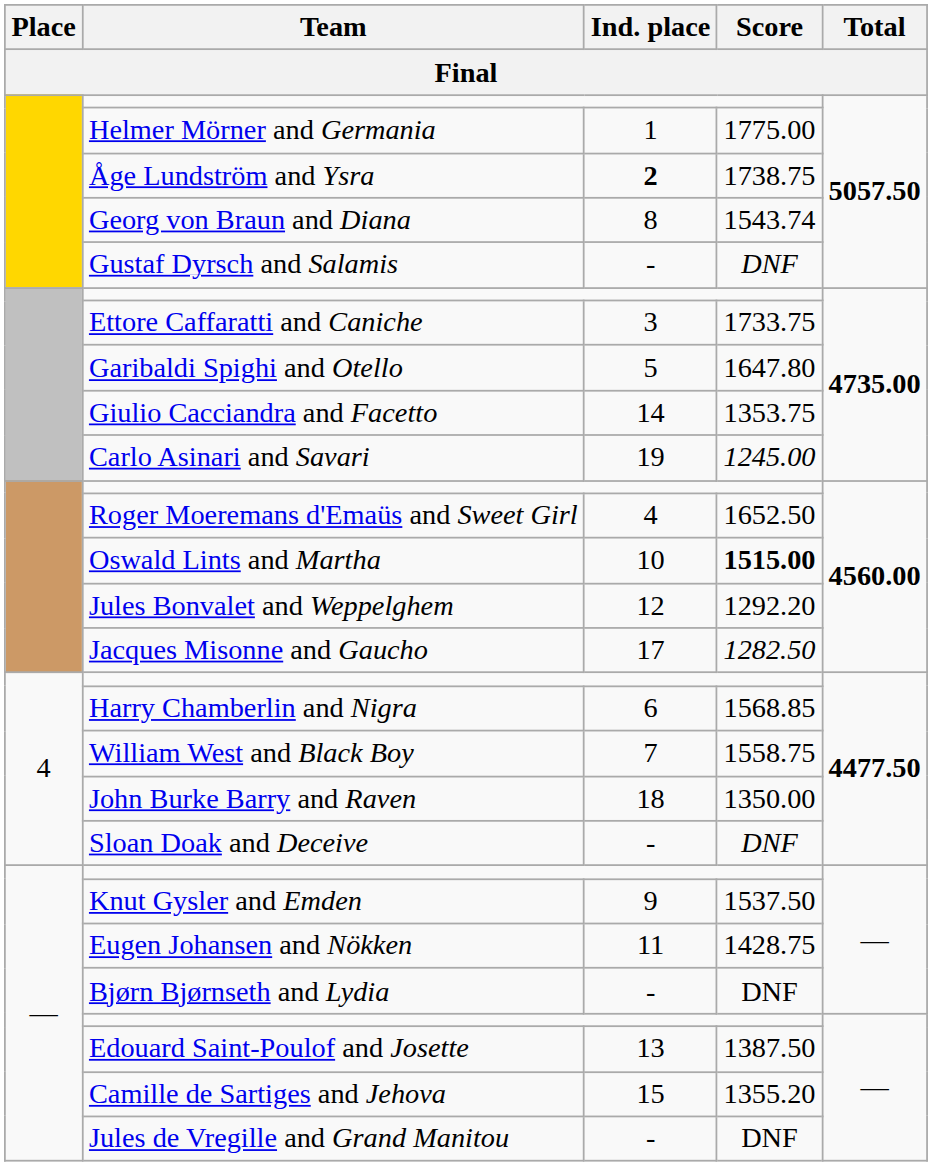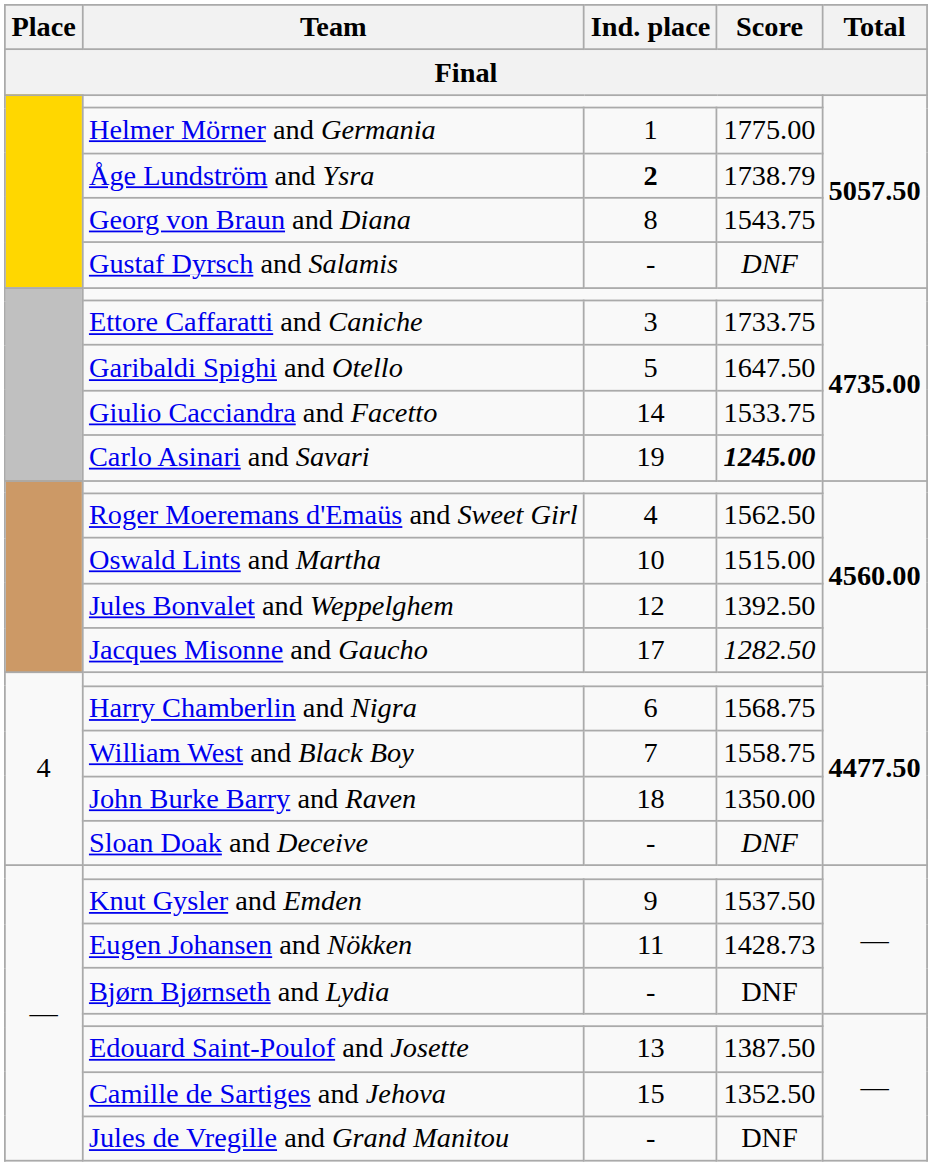(769, 174) 1738.75 -> (769, 174) 1738.79
(769, 219) 1543.74 -> (769, 219) 1543.75
(769, 367) 1647.80 -> (769, 367) 1647.50
(769, 412) 1353.75 -> (769, 412) 1533.75
(769, 457) normal -> (769, 457) bold
(769, 515) 1652.50 -> (769, 515) 1562.50
(769, 560) bold -> (769, 560) normal
(769, 605) 1292.20 -> (769, 605) 1392.50
(769, 707) 1568.85 -> (769, 707) 1568.75
(769, 945) 1428.75 -> (769, 945) 1428.73
(769, 1093) 1355.20 -> (769, 1093) 1352.50
